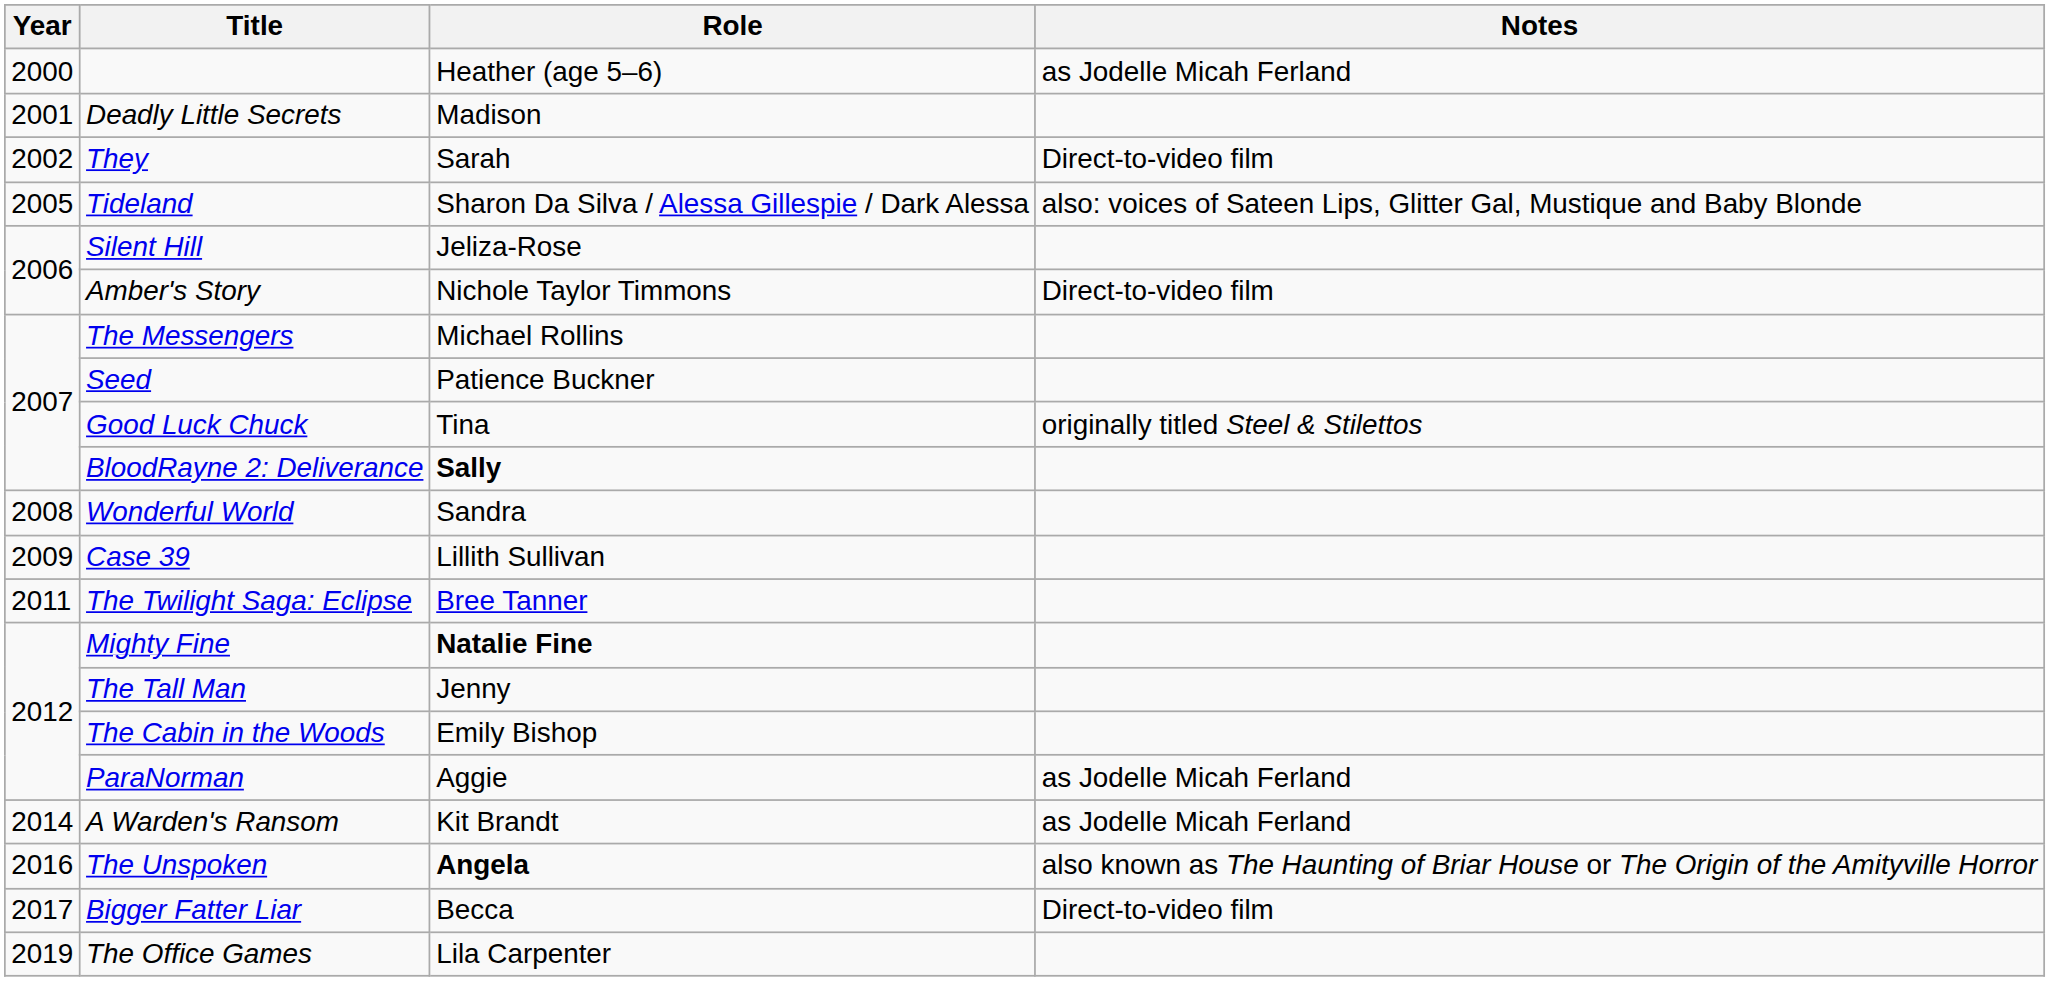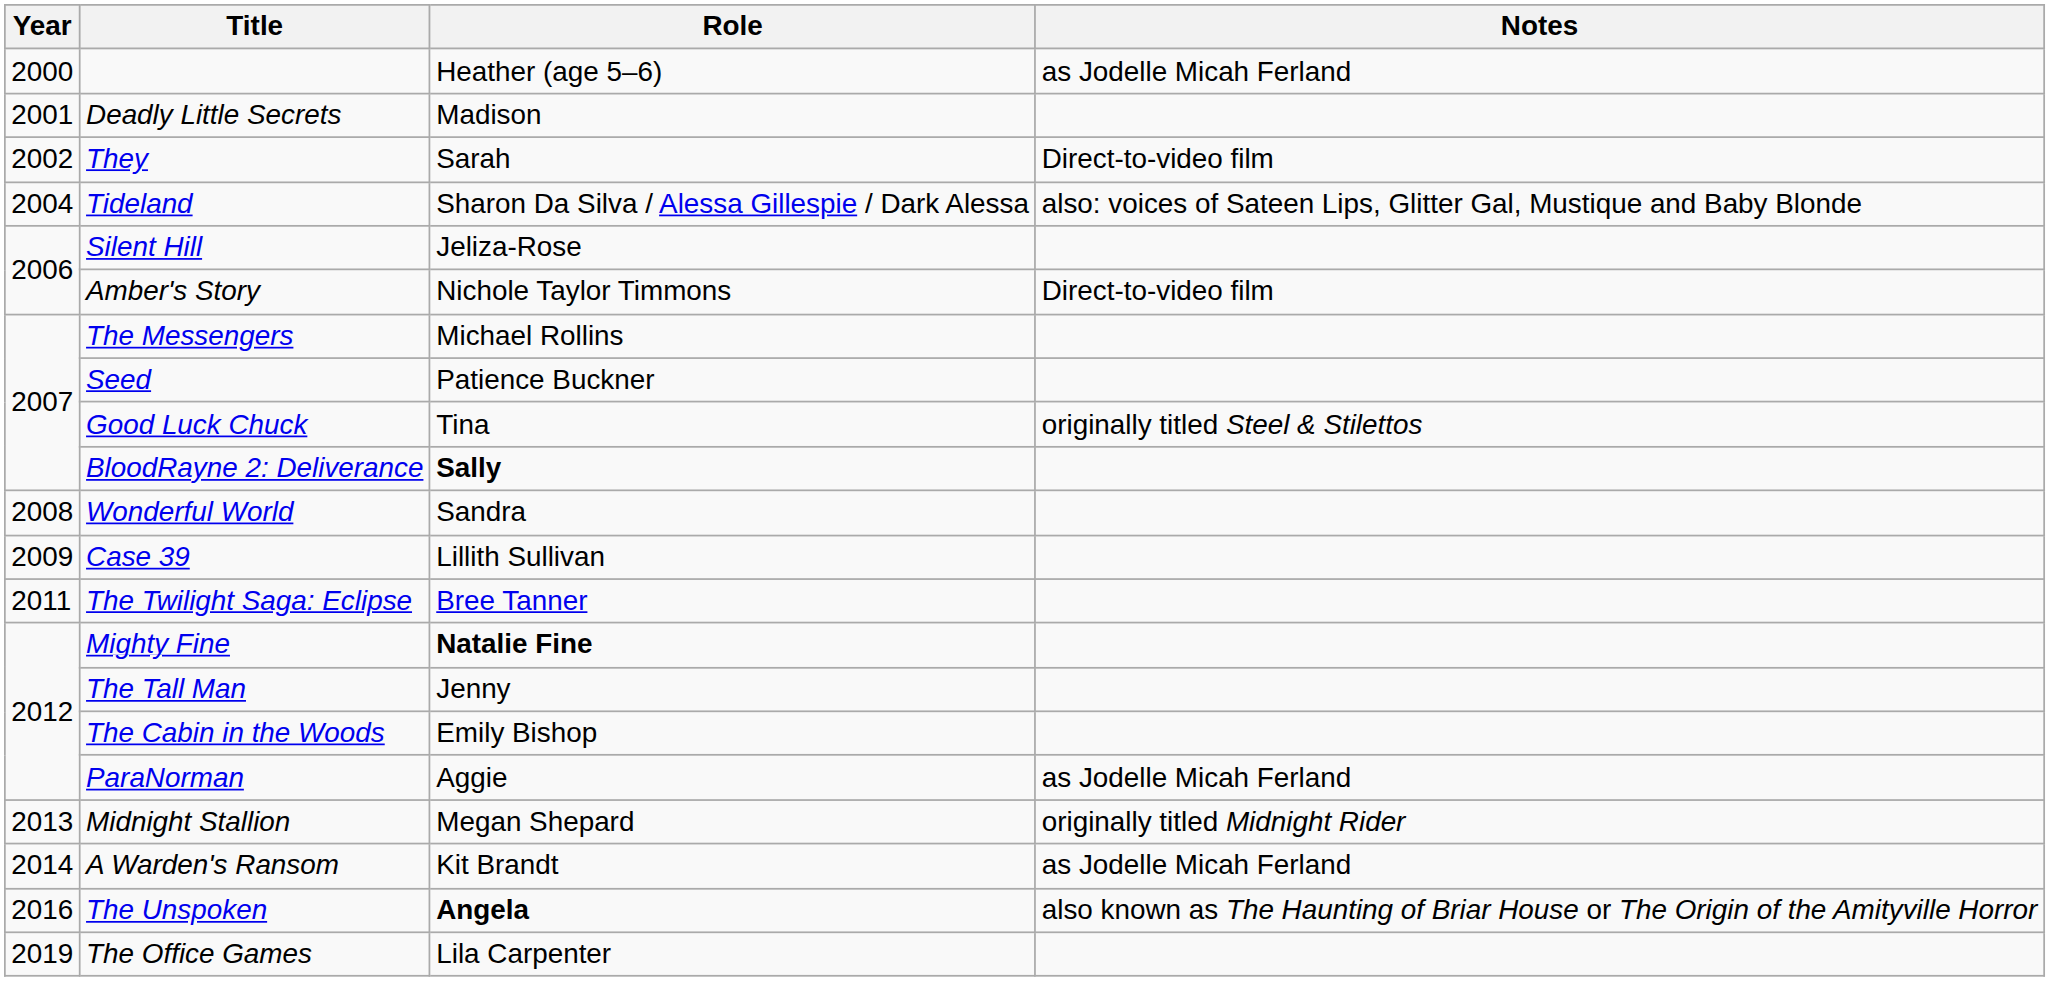(42, 203) 2005 -> (42, 203) 2004
+ row: (188, 821)
- row: (194, 909)
